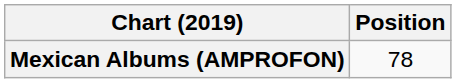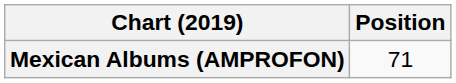(400, 58) 78 -> (400, 58) 71
